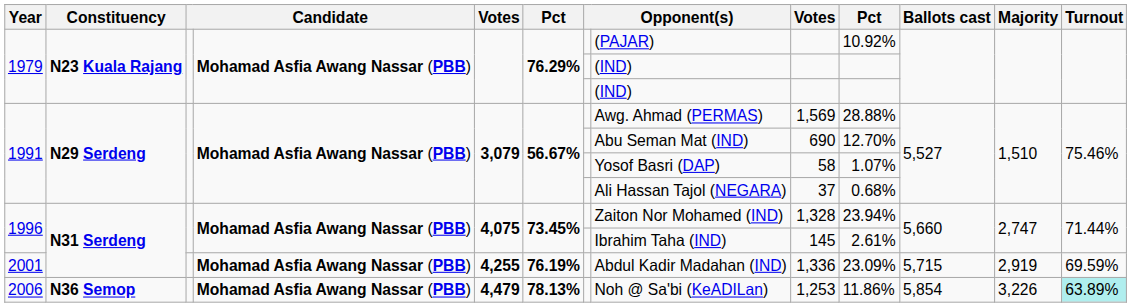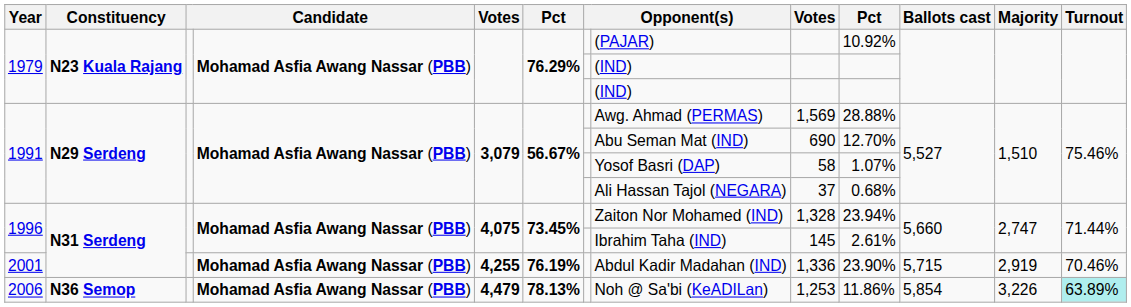(869, 265) 23.09% -> (869, 265) 23.90%
(1092, 265) 69.59% -> (1092, 265) 70.46%
